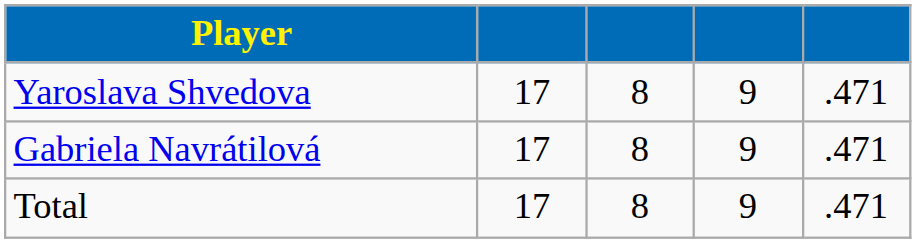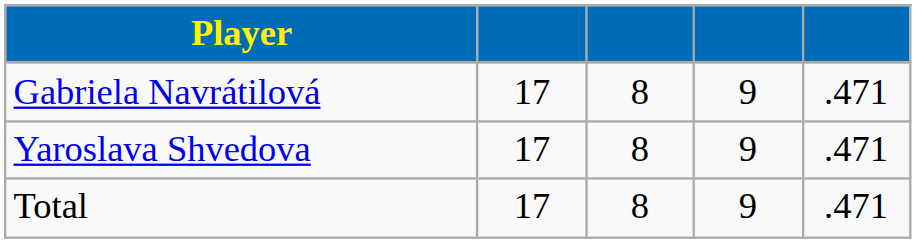rows swapped: (167, 149) <-> (162, 91)
